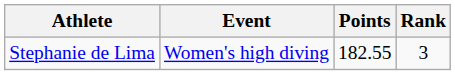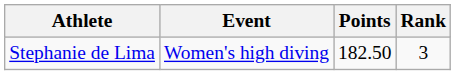(365, 52) 182.55 -> (365, 52) 182.50
